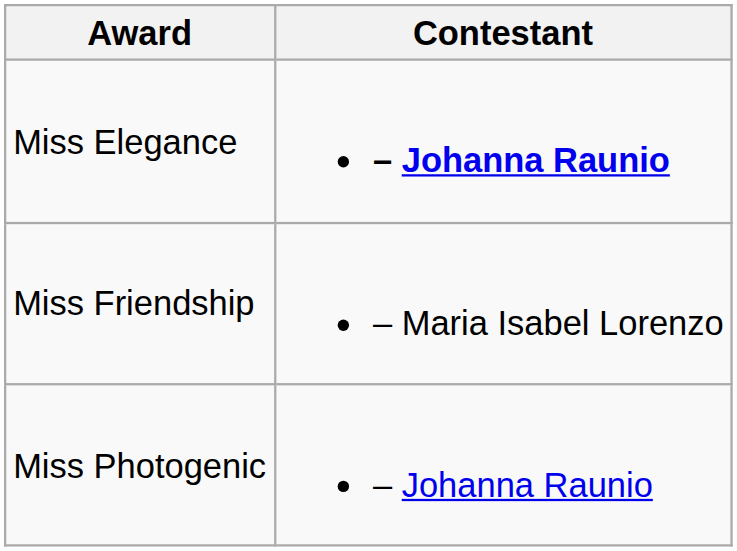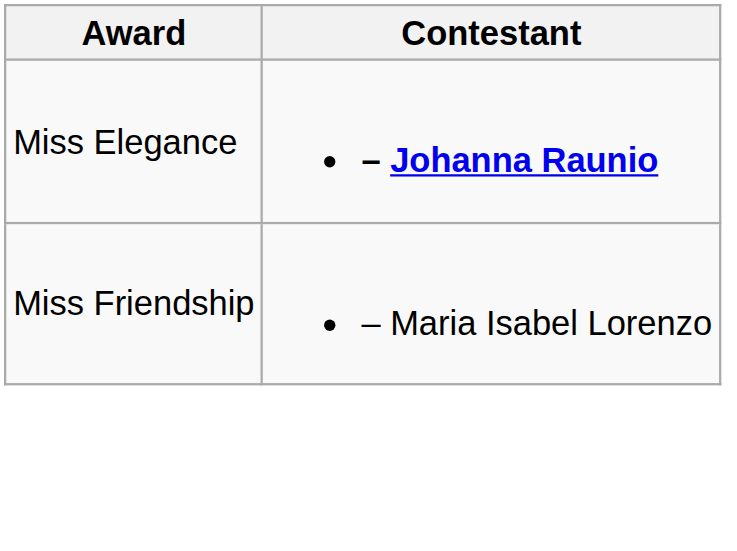- row: (140, 465)
